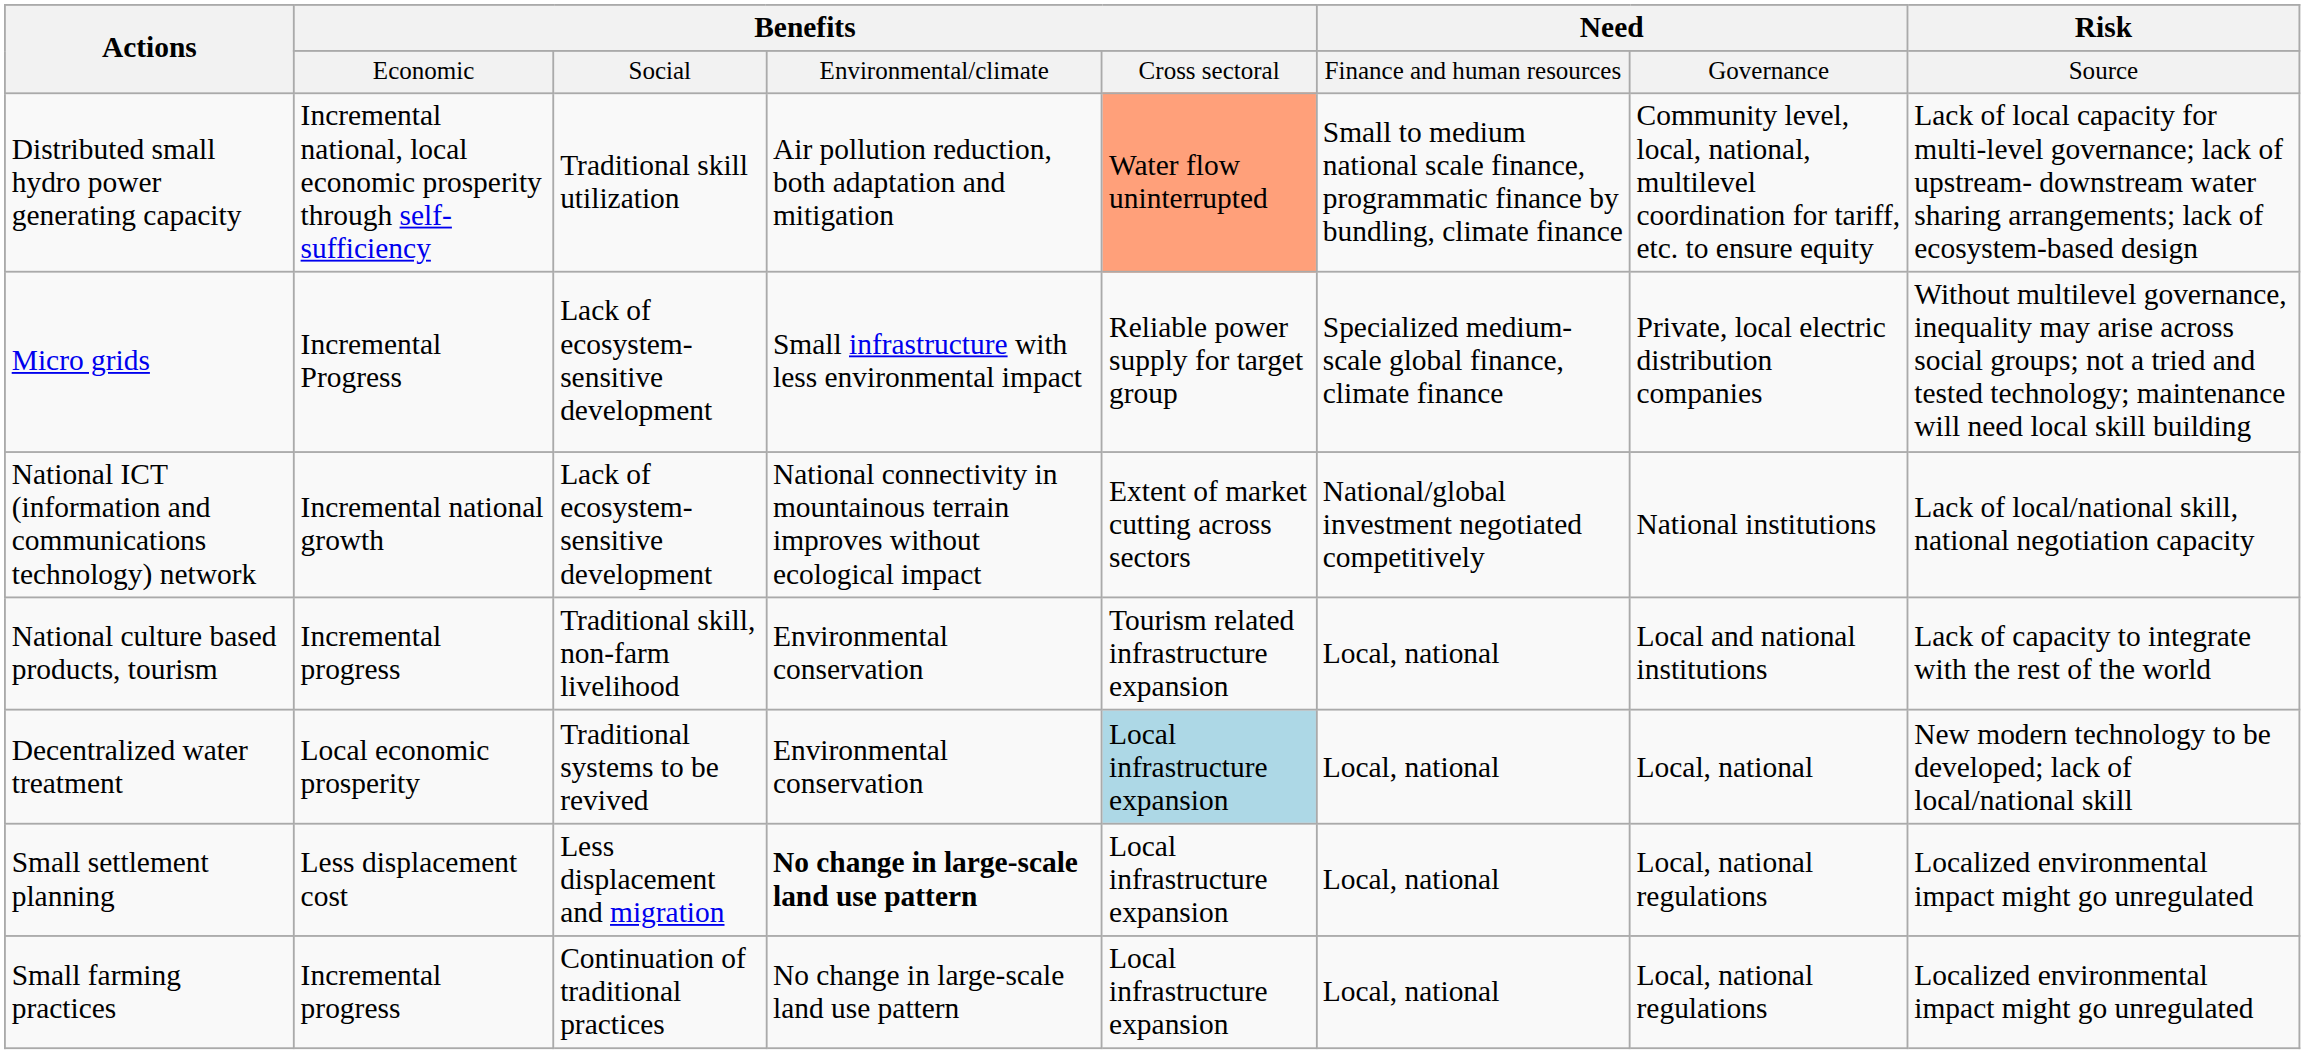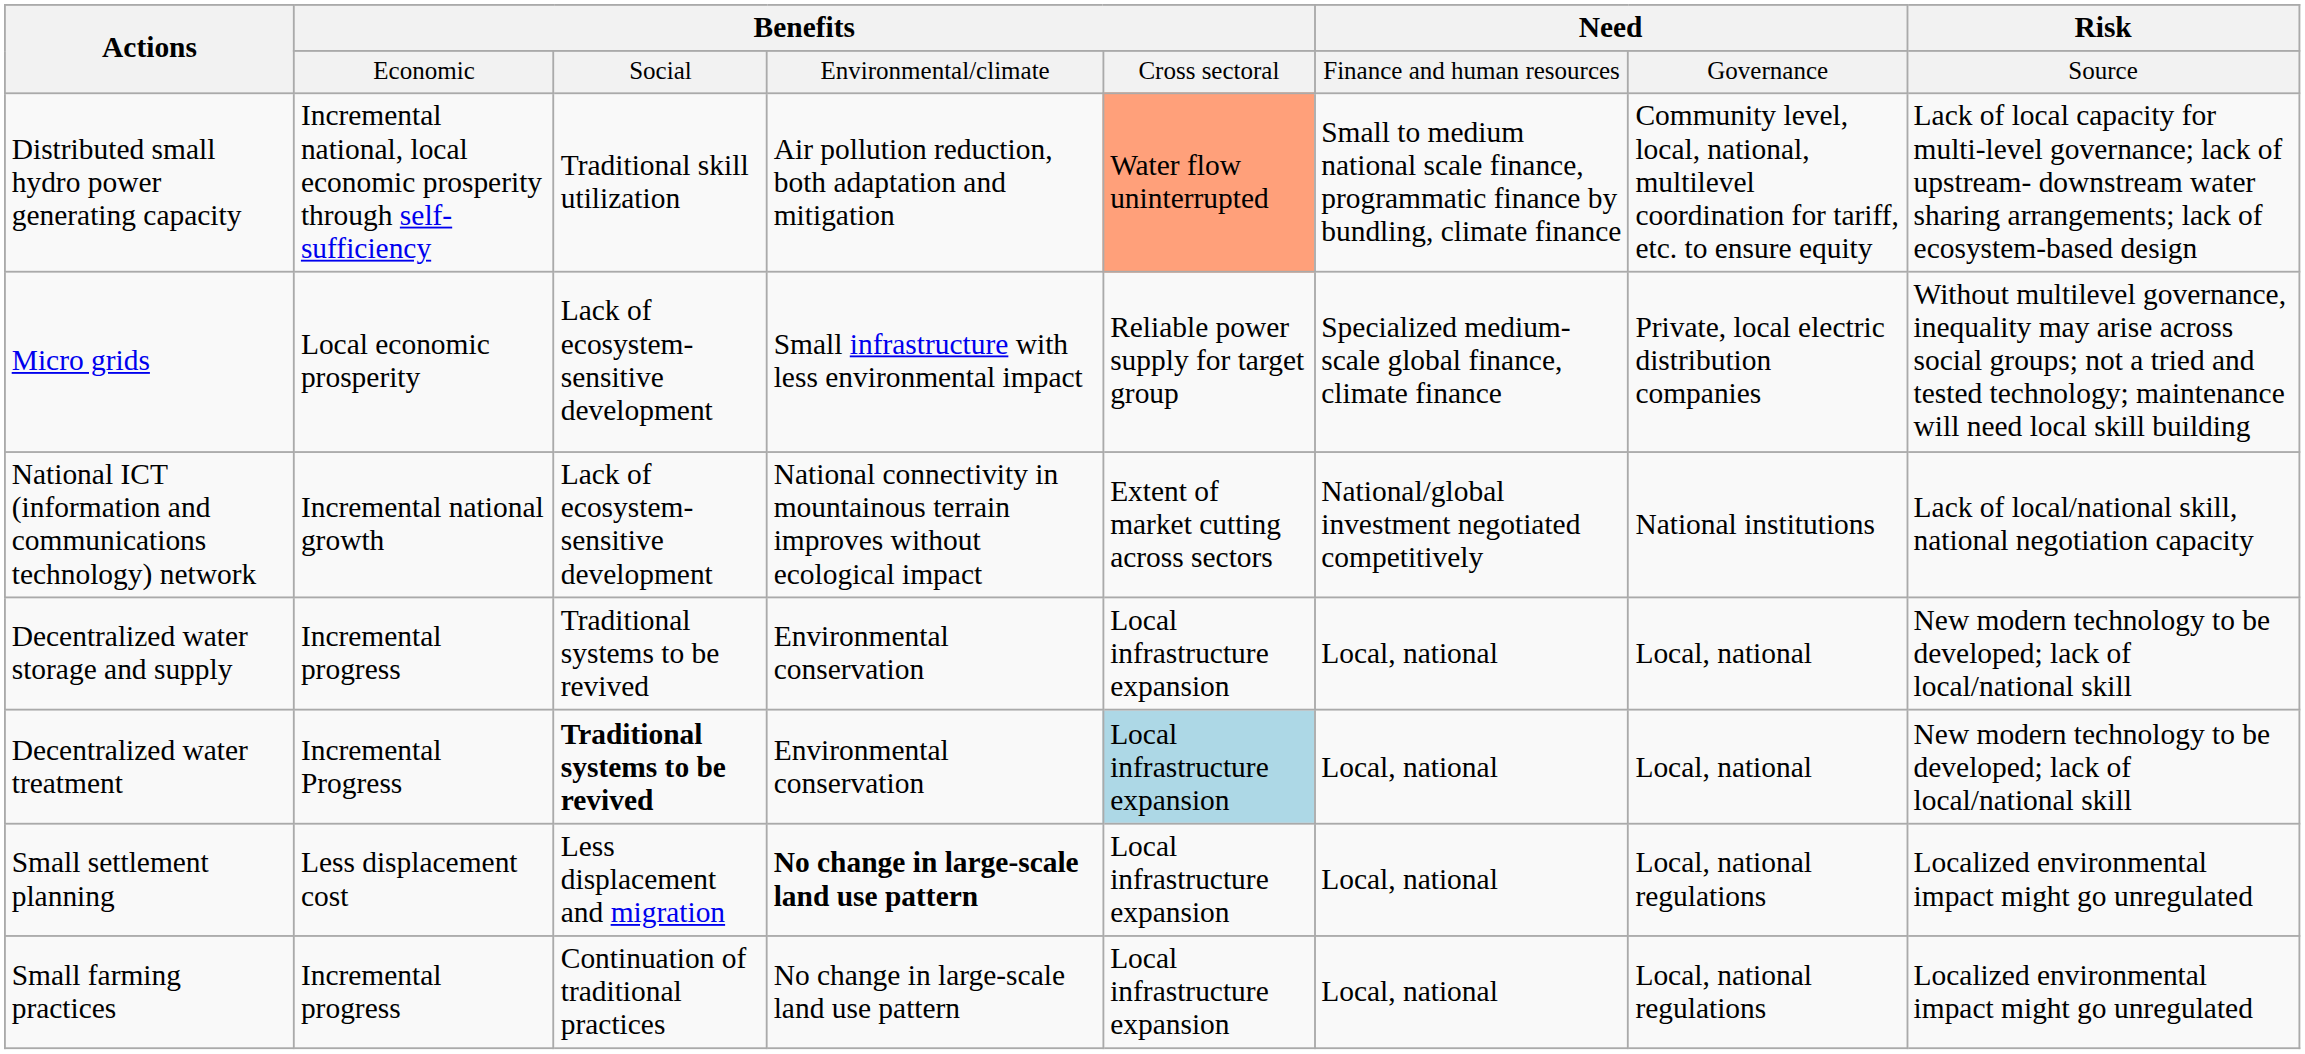(371, 361) Incremental Progress -> (395, 361) Local economic prosperity
- row: (144, 653)
+ row: (130, 653)
(395, 766) Local economic prosperity -> (371, 766) Incremental Progress
(639, 766) normal -> (643, 766) bold
